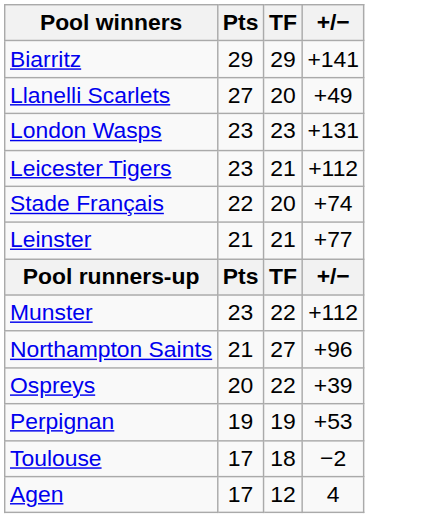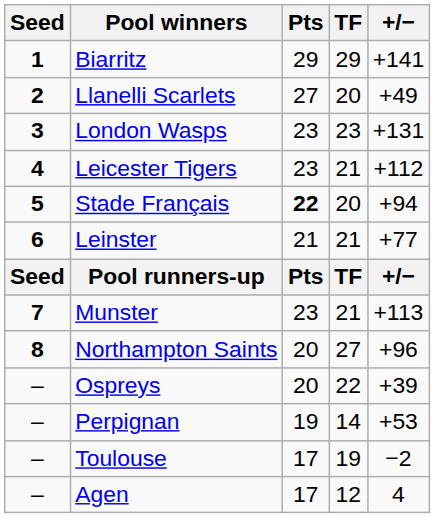+ column: (37, 22)
(241, 204) normal -> (306, 204) bold
(333, 204) +74 -> (398, 204) +94
(283, 312) 22 -> (348, 312) 21
(333, 312) +112 -> (398, 312) +113
(241, 349) 21 -> (306, 349) 20
(283, 421) 19 -> (348, 421) 14
(283, 458) 18 -> (348, 458) 19
